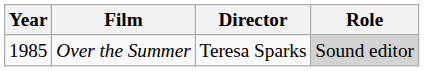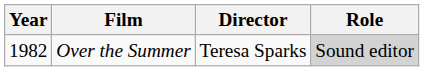(28, 50) 1985 -> (28, 50) 1982
